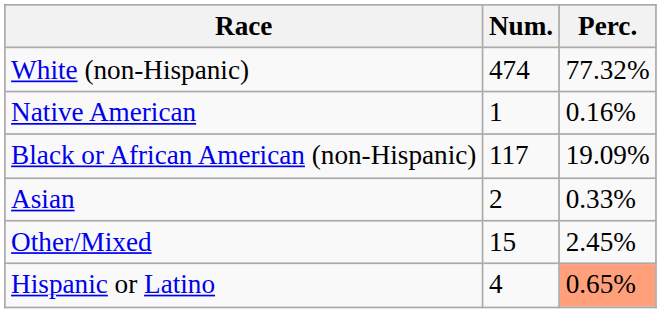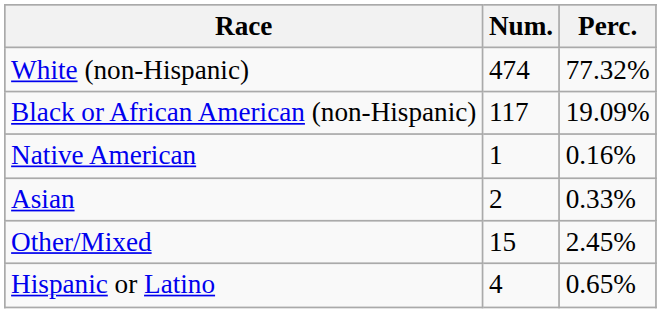rows swapped: (244, 155) <-> (104, 112)
(601, 284) lightsalmon background -> (601, 284) no background
